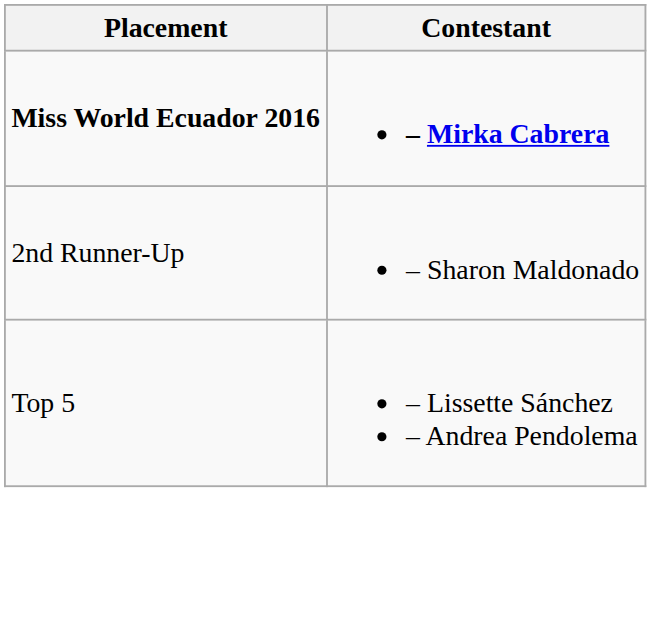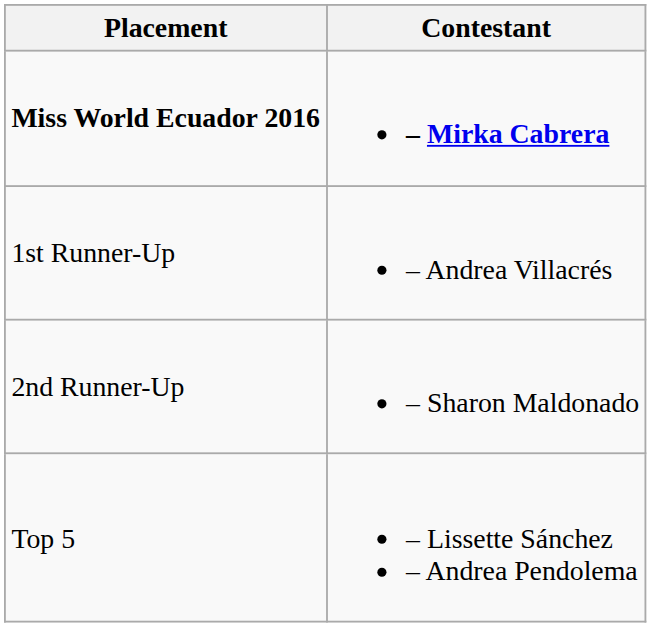+ row: (93, 252)
